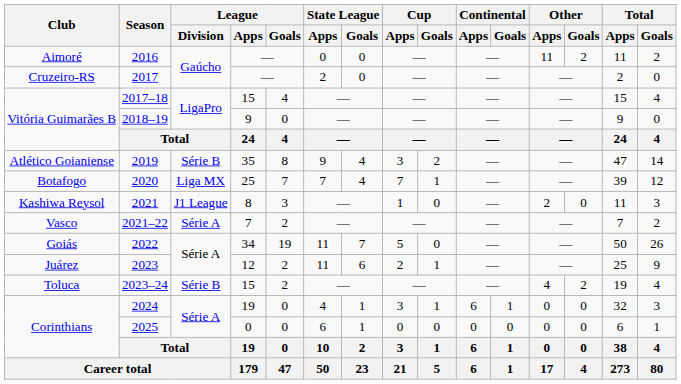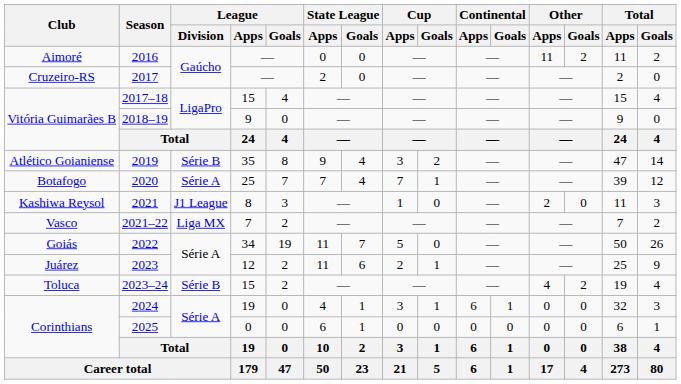(201, 181) Liga MX -> (201, 181) Série A
(201, 222) Série A -> (201, 222) Liga MX
